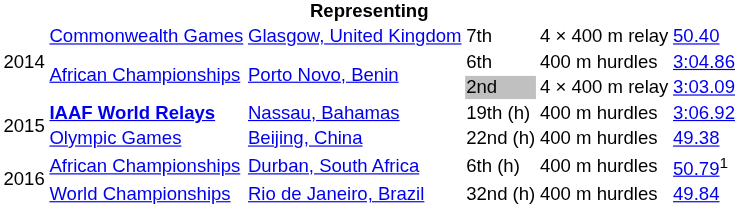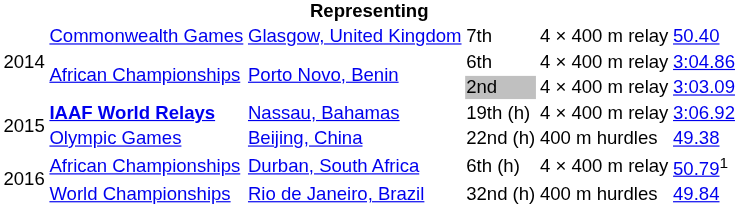(599, 61) 400 m hurdles -> (604, 61) 4 × 400 m relay
(599, 112) 400 m hurdles -> (604, 112) 4 × 400 m relay
(599, 166) 400 m hurdles -> (604, 166) 4 × 400 m relay
